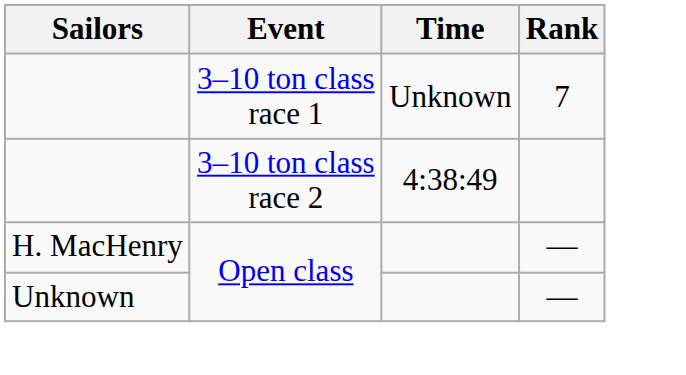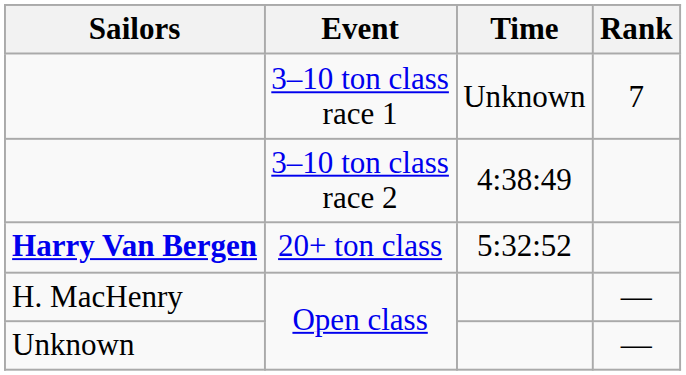+ row: (135, 246)
